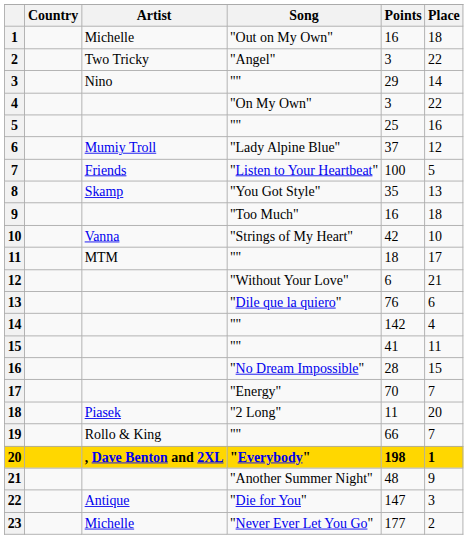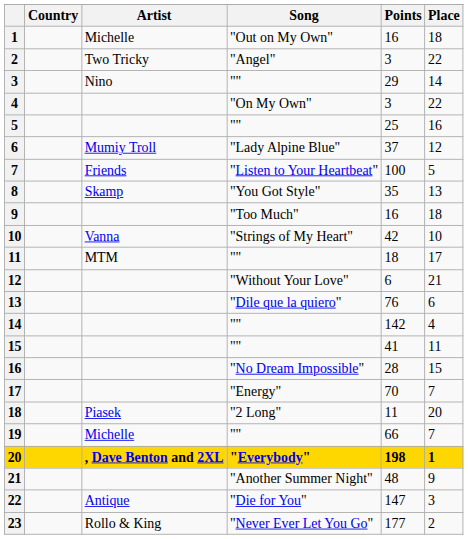(123, 434) Rollo & King -> (109, 434) Michelle
(109, 523) Michelle -> (123, 523) Rollo & King
